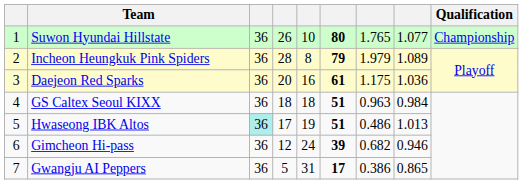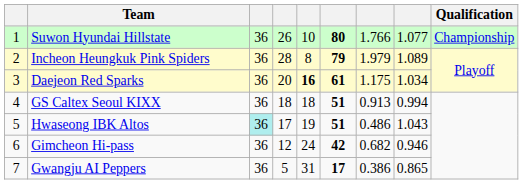(375, 37) 1.765 -> (375, 37) 1.766
(308, 80) normal -> (308, 80) bold
(412, 80) 1.036 -> (412, 80) 1.034
(375, 102) 0.963 -> (375, 102) 0.913
(412, 102) 0.984 -> (412, 102) 0.994
(412, 124) 1.013 -> (412, 124) 1.043
(338, 146) 39 -> (338, 146) 42
